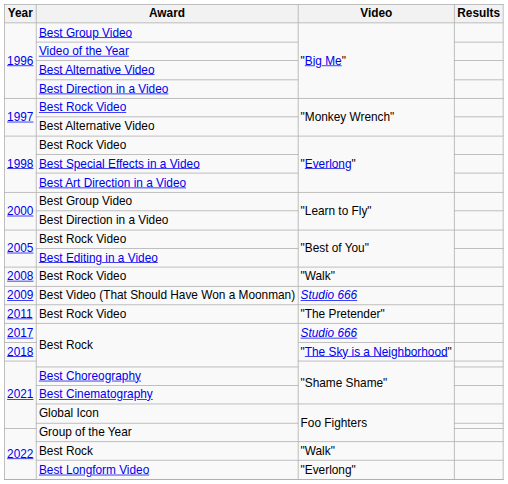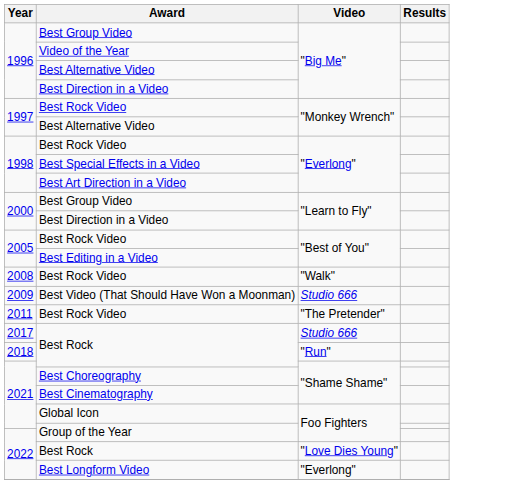(376, 351) "The Sky is a Neighborhood" -> (316, 351) "Run"
(318, 451) "Walk" -> (349, 451) "Love Dies Young"
